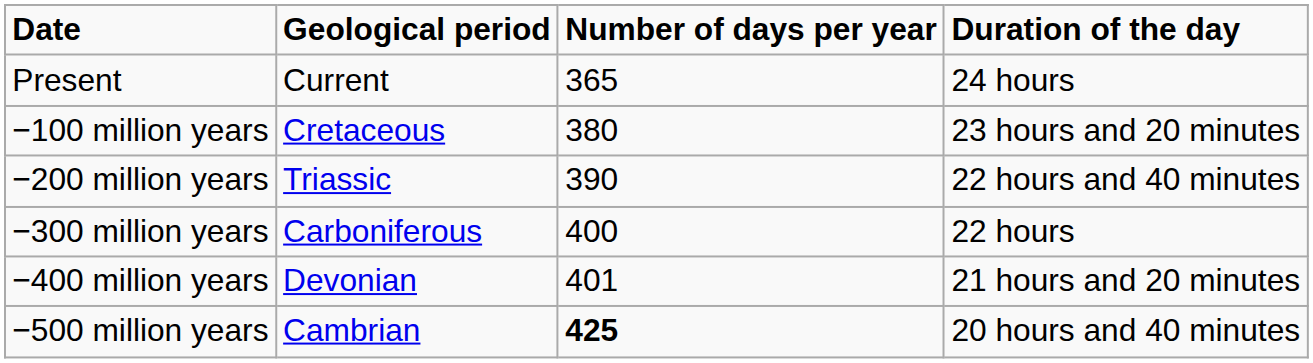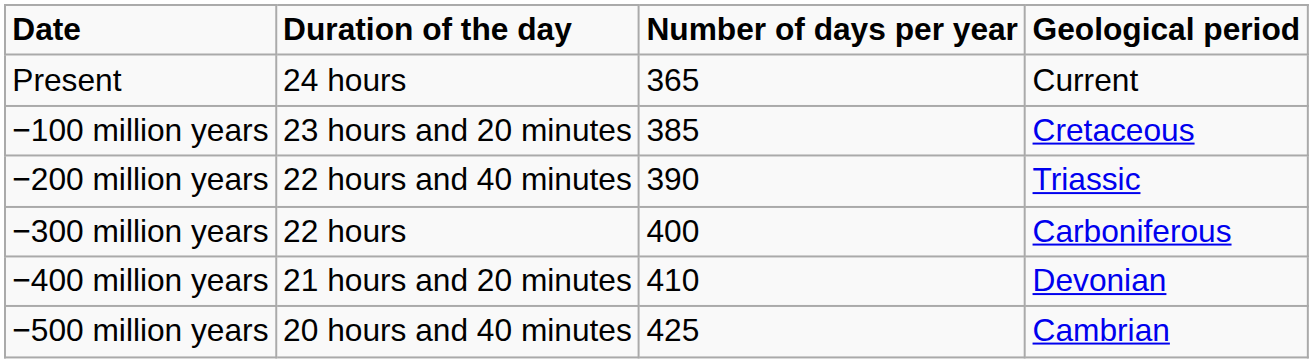columns swapped: (417, 29) <-> (1096, 29)
(592, 130) 380 -> (673, 130) 385
(592, 280) 401 -> (673, 280) 410
(592, 331) bold -> (673, 331) normal
